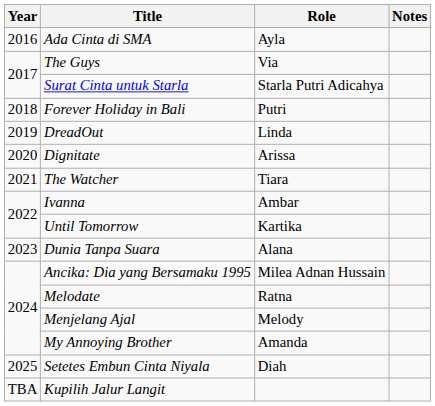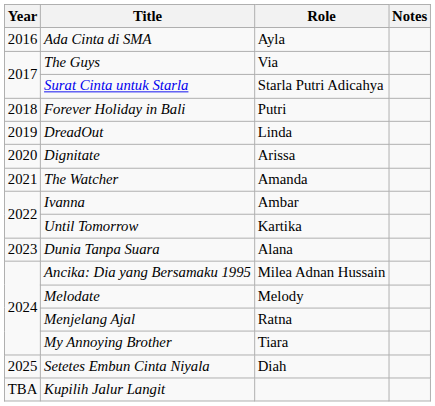(273, 179) Tiara -> (283, 179) Amanda
(275, 296) Ratna -> (281, 296) Melody
(281, 319) Melody -> (275, 319) Ratna
(283, 343) Amanda -> (273, 343) Tiara
